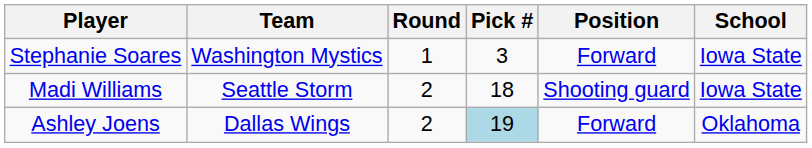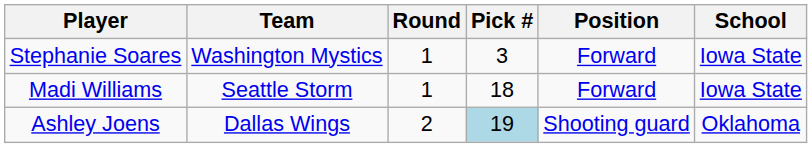(427, 90) 2 -> (427, 90) 1
(617, 90) Shooting guard -> (617, 90) Forward
(617, 124) Forward -> (617, 124) Shooting guard
